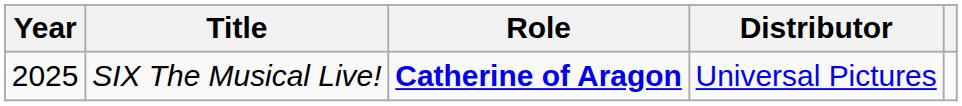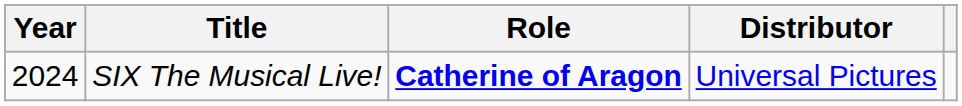(45, 75) 2025 -> (45, 75) 2024
